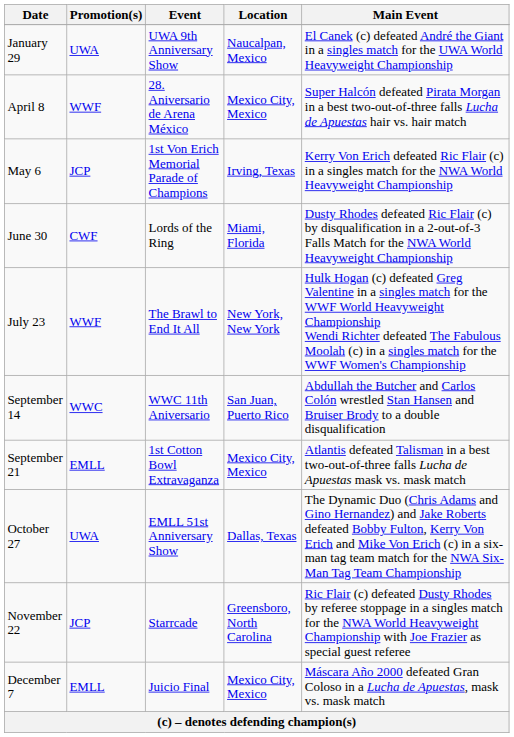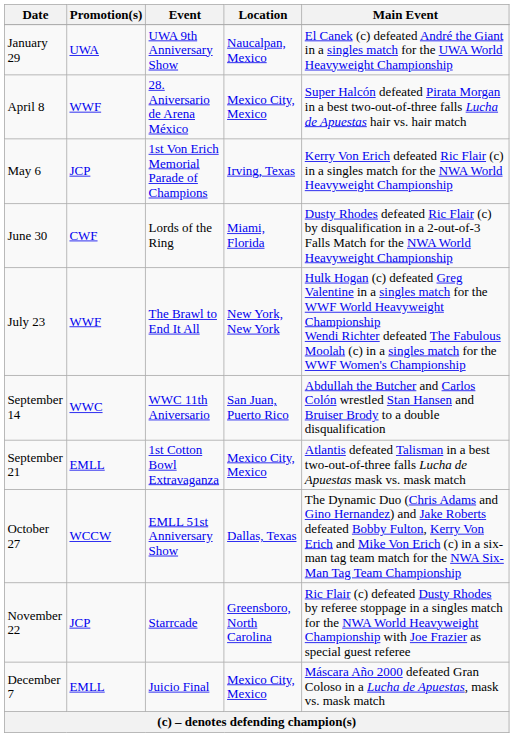(84, 536) UWA -> (90, 536) WCCW
